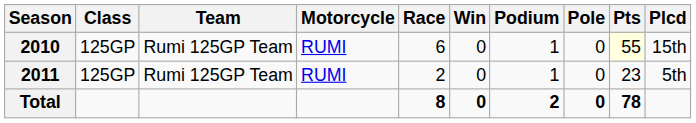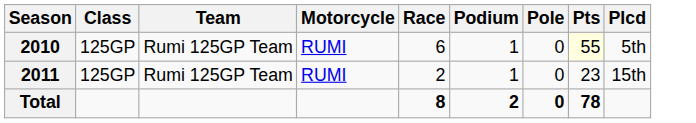- column: (470, 18)
(669, 46) 15th -> (634, 46) 5th
(674, 74) 5th -> (629, 74) 15th
